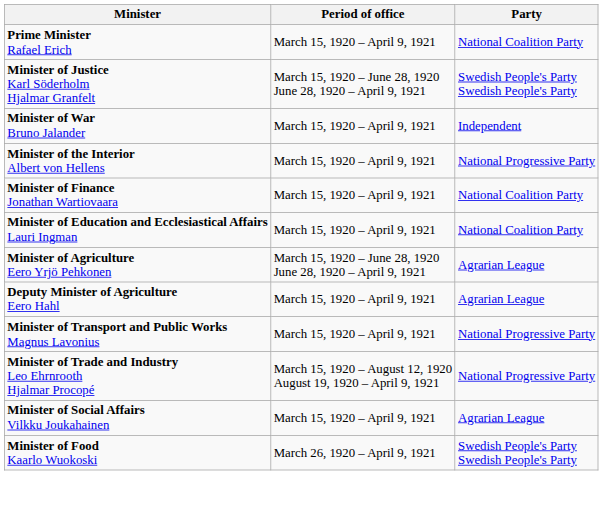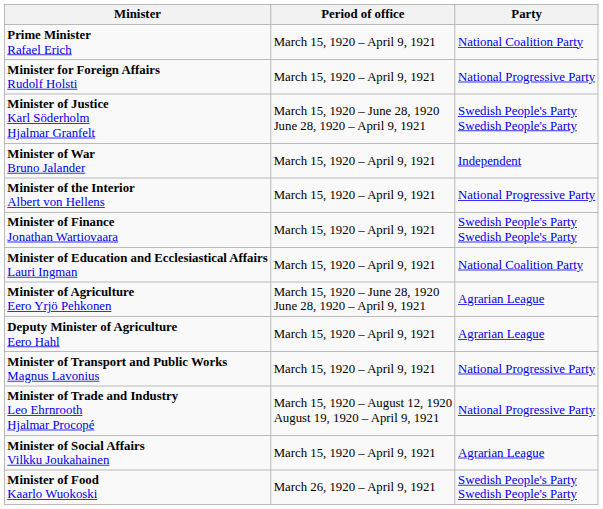+ row: (84, 76)
(521, 195) National Coalition Party -> (517, 230) Swedish People's Party Swedish People's Party
